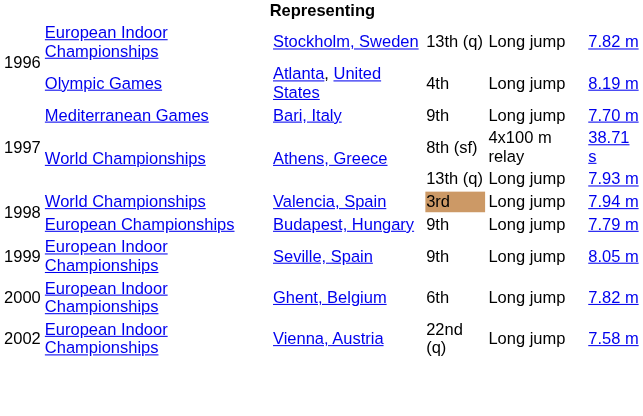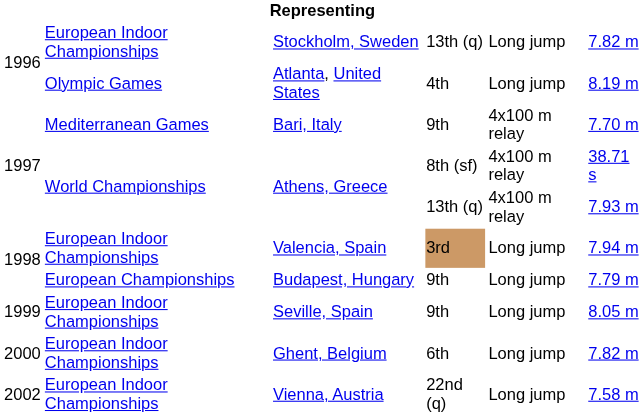(527, 115) Long jump -> (520, 124) 4x100 m relay
(527, 179) Long jump -> (520, 207) 4x100 m relay
(125, 201) World Championships -> (106, 248) European Indoor Championships
